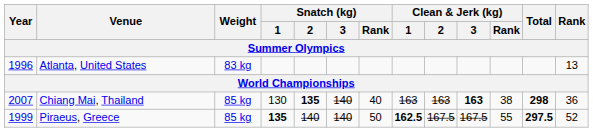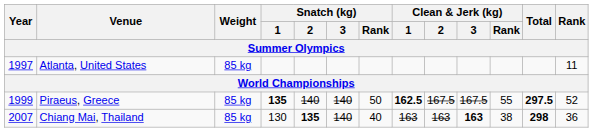(21, 65) 1996 -> (21, 65) 1997
(238, 65) 83 kg -> (238, 65) 85 kg
(572, 65) 13 -> (572, 65) 11
rows swapped: (92, 100) <-> (79, 118)
